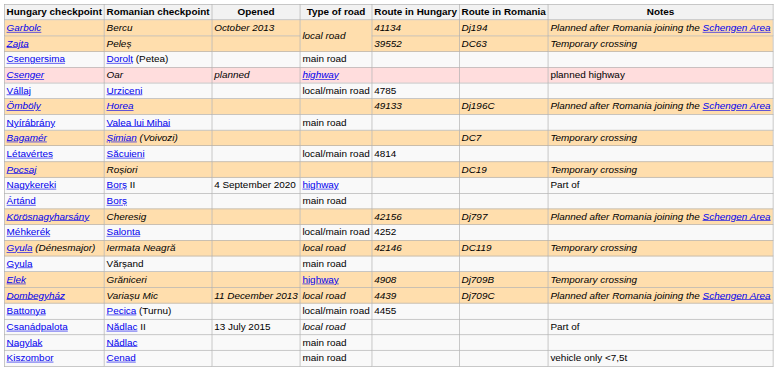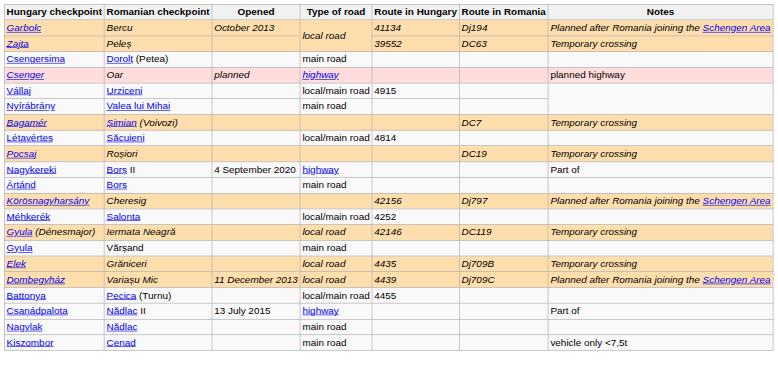(385, 91) 4785 -> (385, 91) 4915
- row: (24, 106)
(321, 279) highway -> (324, 264) local road
(385, 279) 4908 -> (385, 264) 4435
(324, 327) local road -> (321, 311) highway
